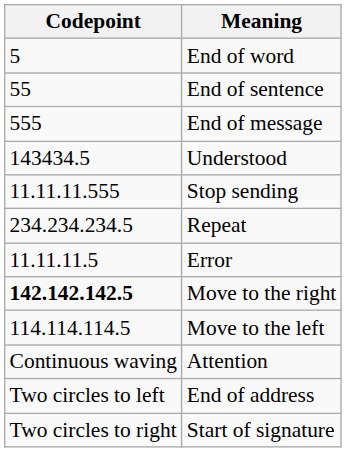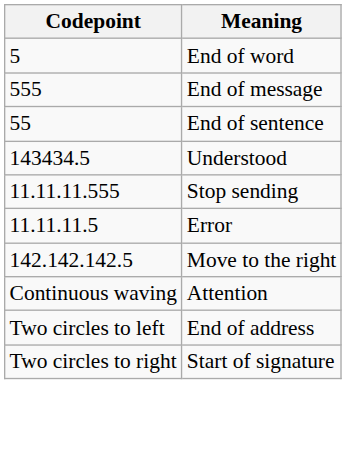rows swapped: (255, 89) <-> (255, 123)
- row: (217, 225)
(71, 293) bold -> (71, 259) normal
- row: (256, 327)
